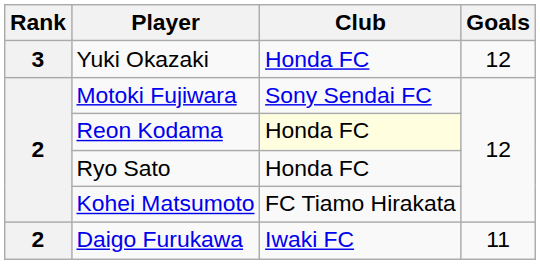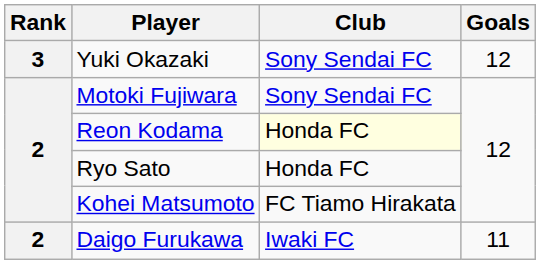(317, 58) Honda FC -> (348, 58) Sony Sendai FC
